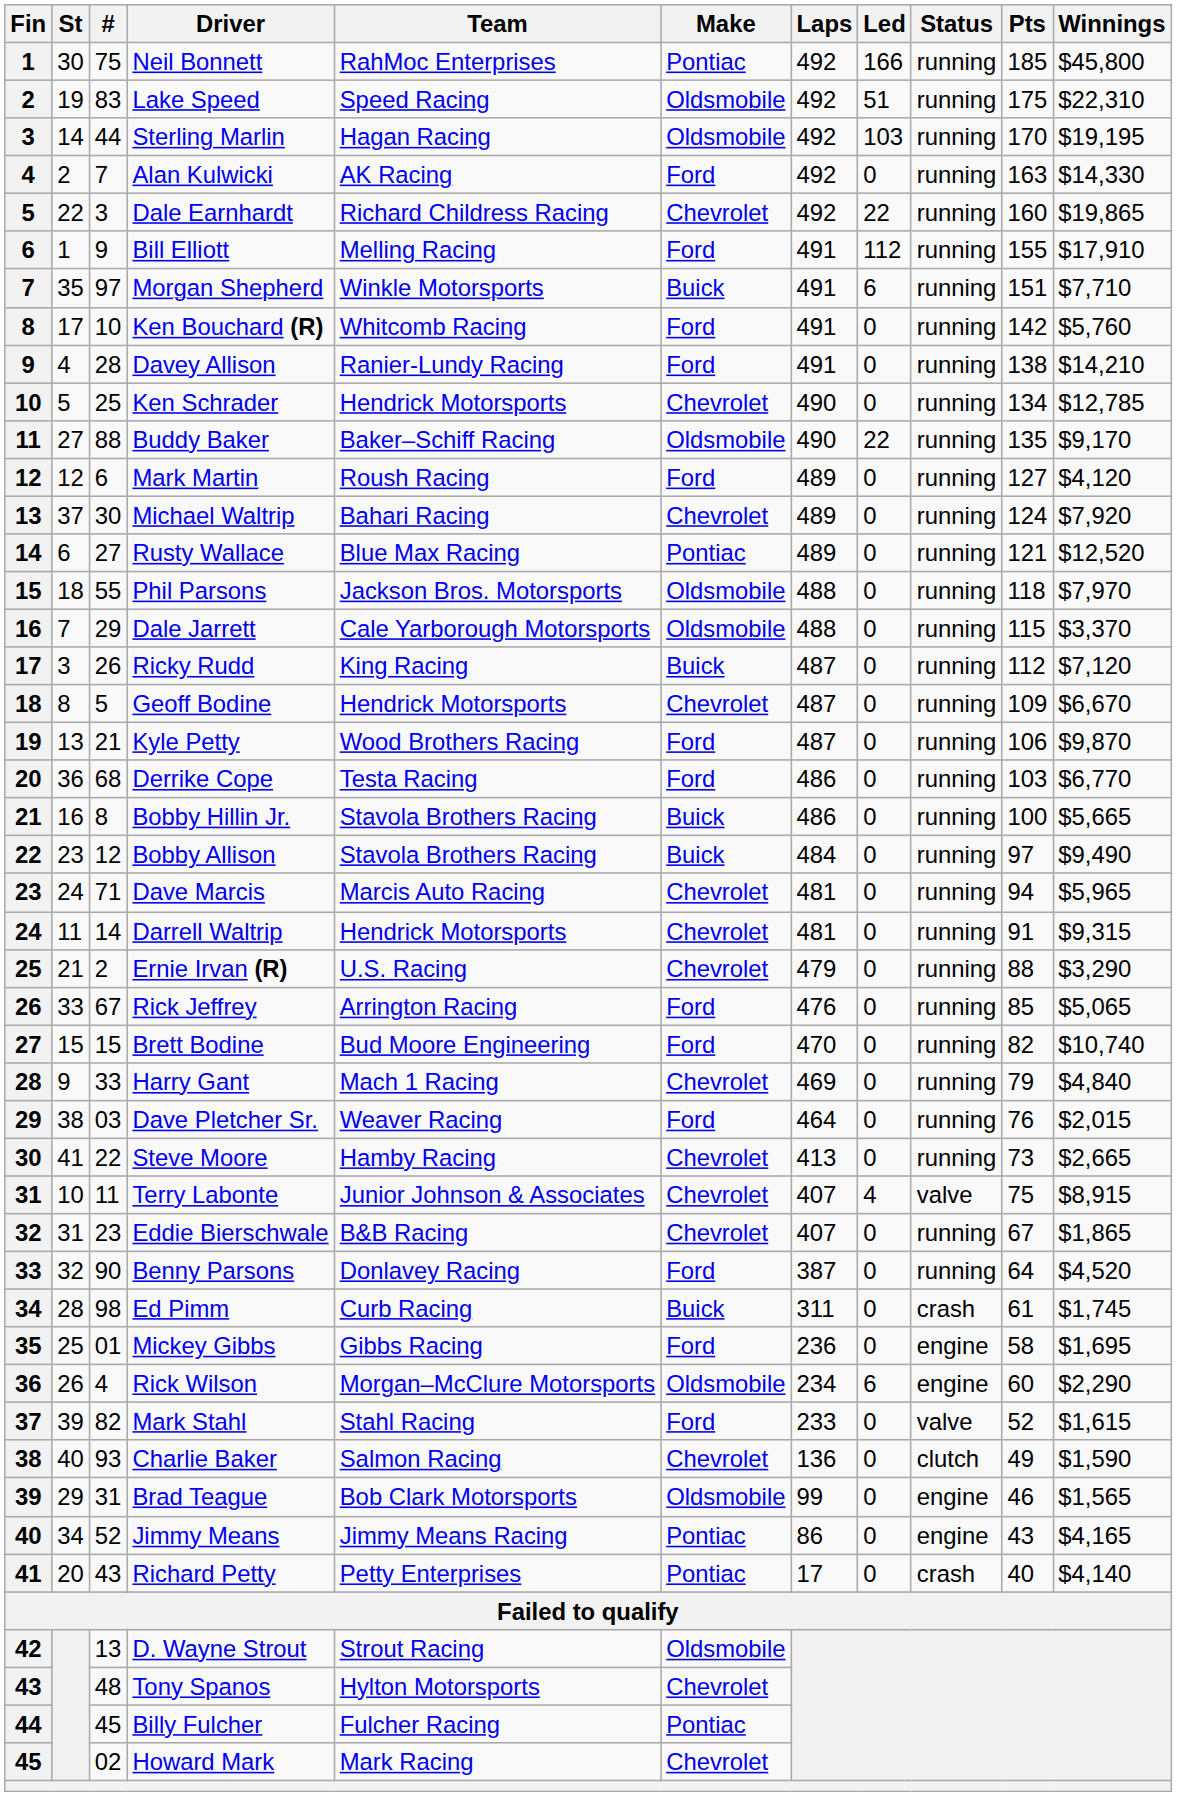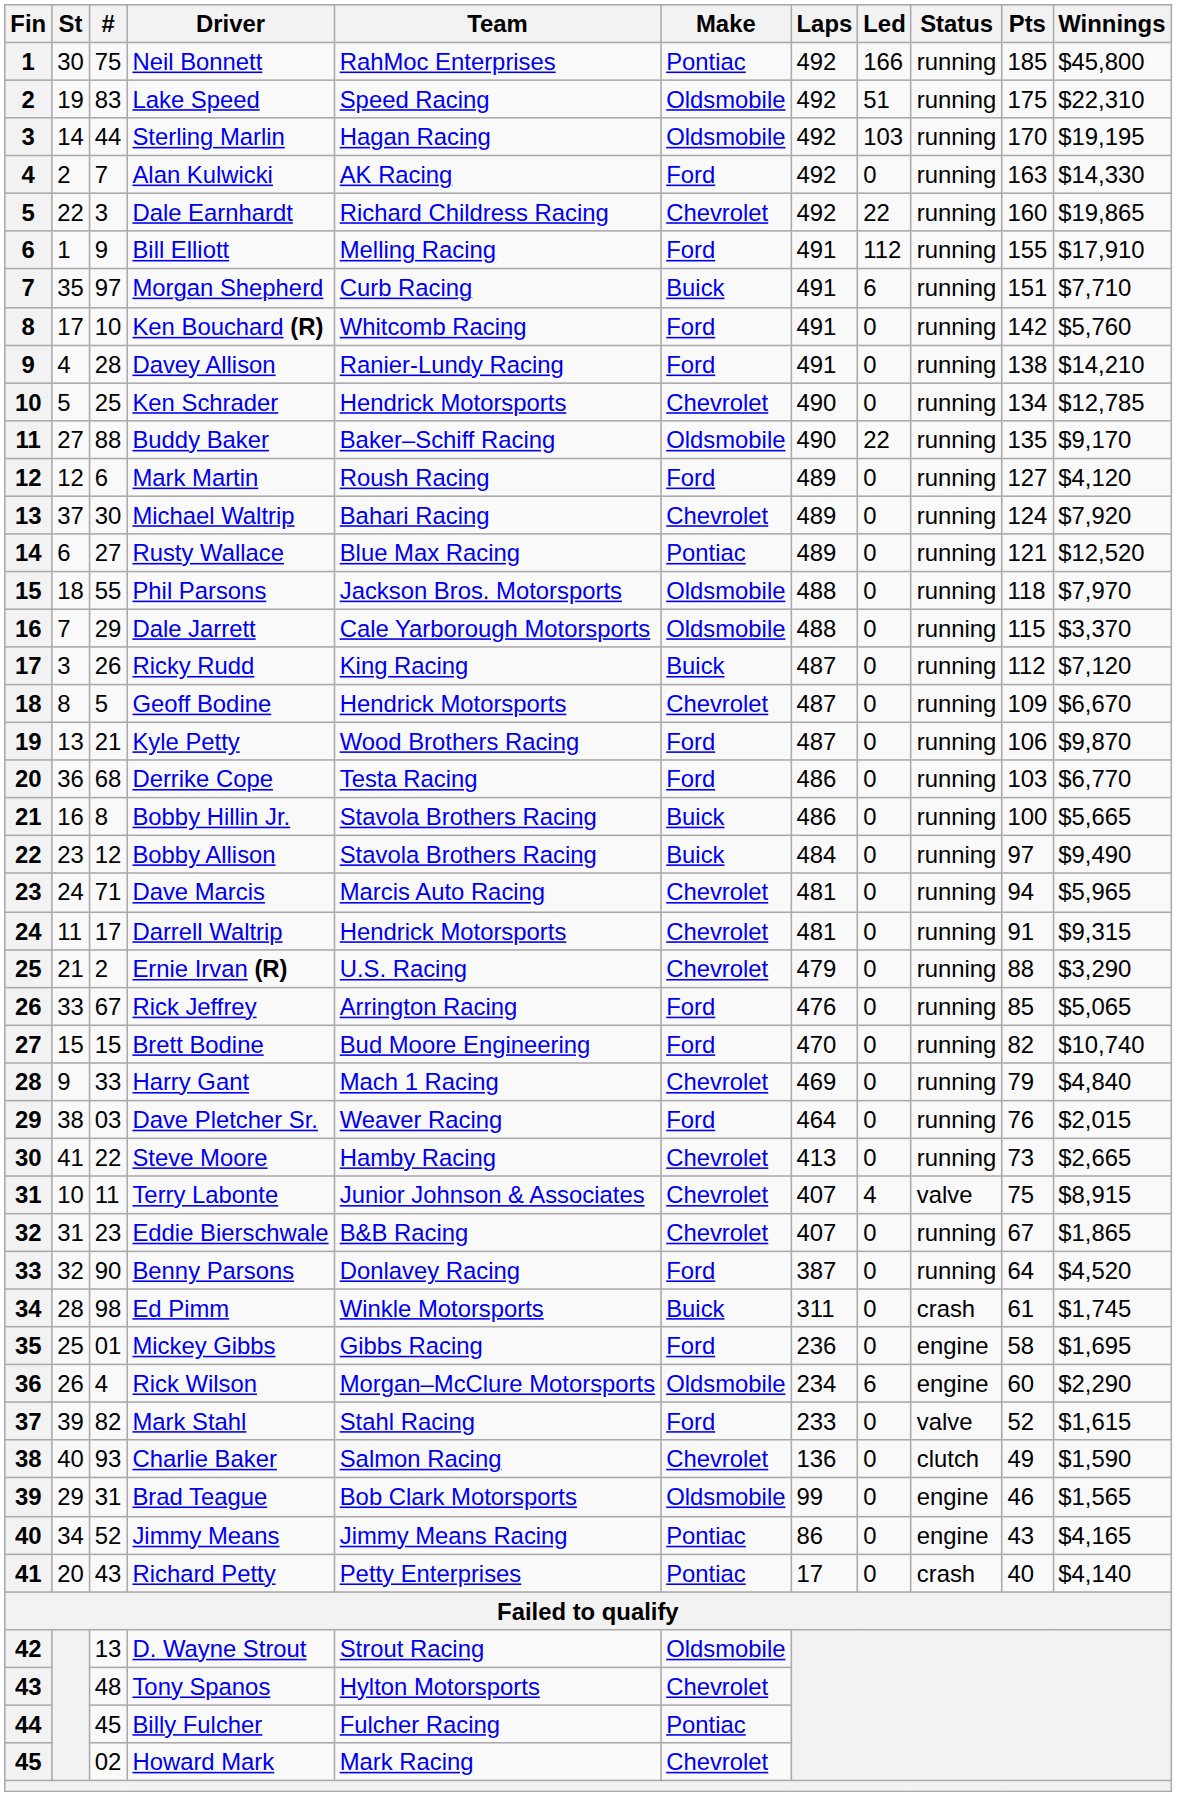(442, 288) Winkle Motorsports -> (406, 288) Curb Racing
(108, 931) 14 -> (108, 931) 17
(406, 1308) Curb Racing -> (442, 1308) Winkle Motorsports
